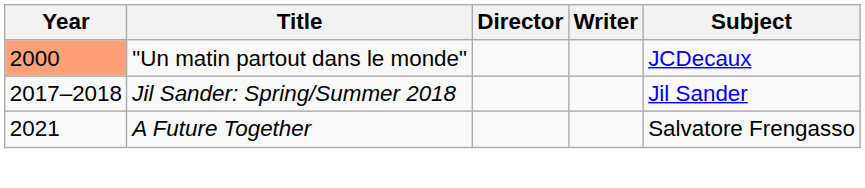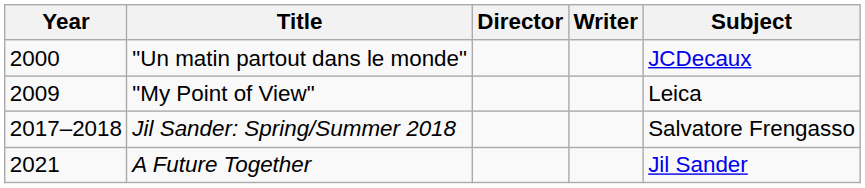(35, 57) lightsalmon background -> (35, 57) no background
+ row: (223, 93)
(698, 93) Jil Sander -> (752, 128) Salvatore Frengasso
(752, 128) Salvatore Frengasso -> (698, 164) Jil Sander
